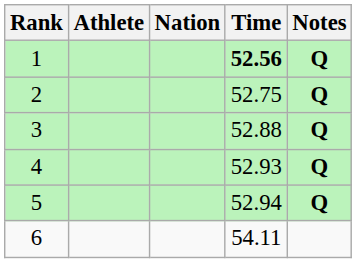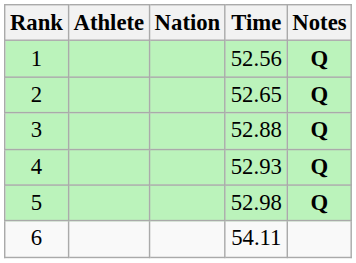(256, 58) bold -> (256, 58) normal
(256, 94) 52.75 -> (256, 94) 52.65
(256, 202) 52.94 -> (256, 202) 52.98
